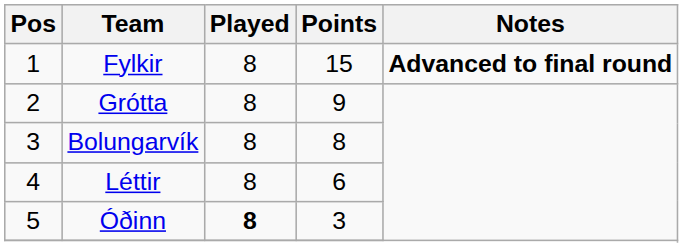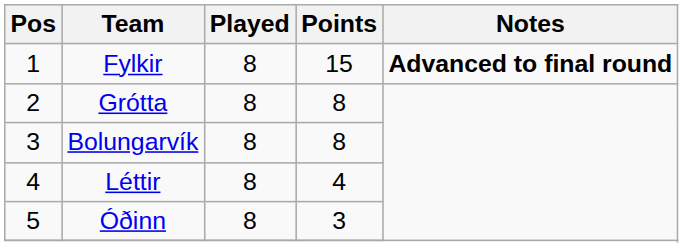(339, 102) 9 -> (339, 102) 8
(339, 181) 6 -> (339, 181) 4
(250, 220) bold -> (250, 220) normal
